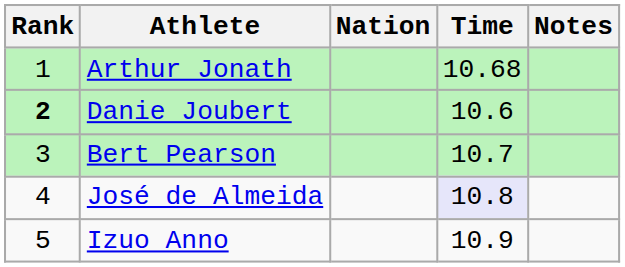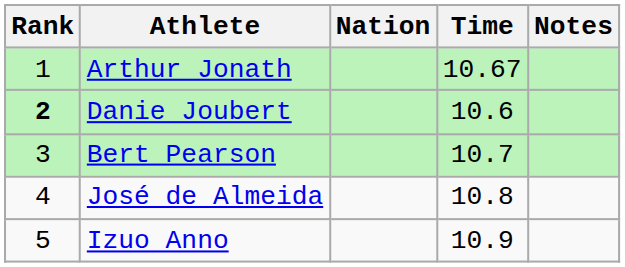(482, 69) 10.68 -> (482, 69) 10.67
(482, 198) lavender background -> (482, 198) no background
